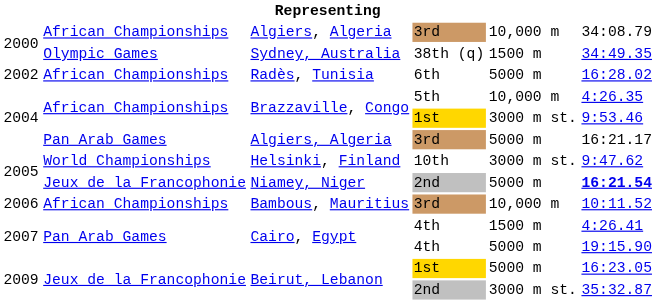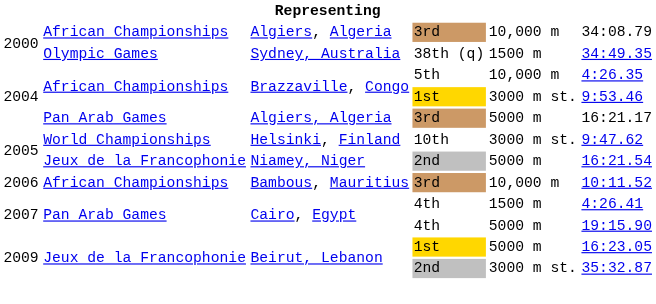- row: (312, 75)
(617, 183) bold -> (617, 161) normal
